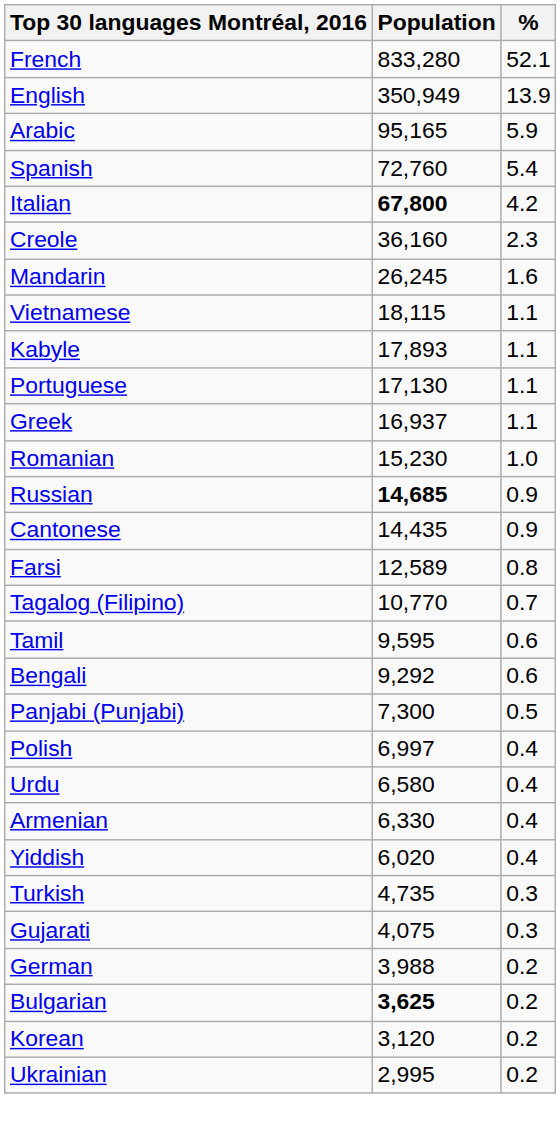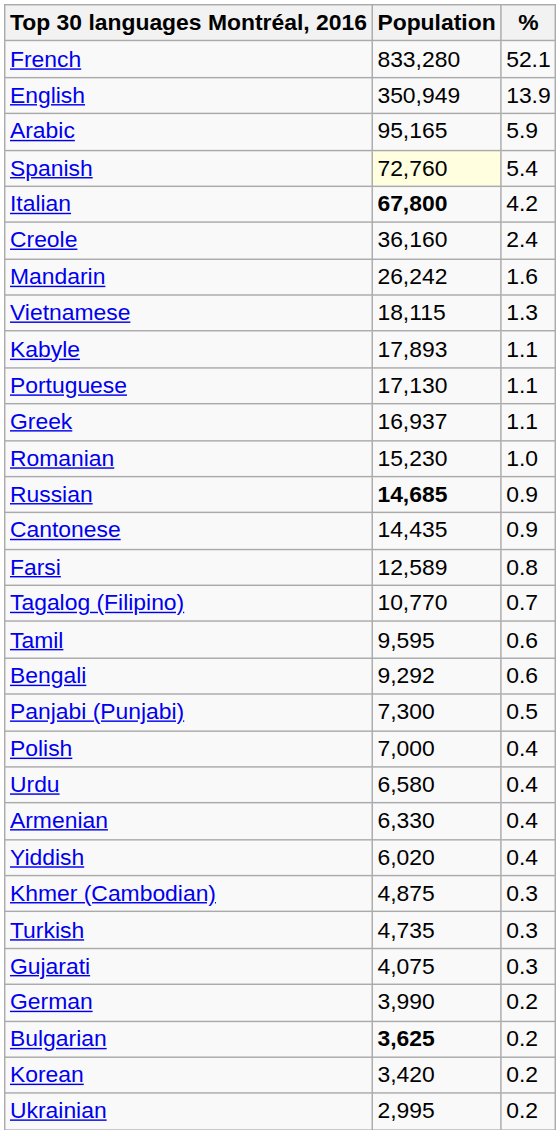(412, 167) no background -> (412, 167) lightyellow background
(522, 240) 2.3 -> (522, 240) 2.4
(412, 276) 26,245 -> (412, 276) 26,242
(522, 312) 1.1 -> (522, 312) 1.3
(406, 748) 6,997 -> (406, 748) 7,000
+ row: (113, 893)
(406, 966) 3,988 -> (406, 1002) 3,990
(406, 1038) 3,120 -> (406, 1074) 3,420
